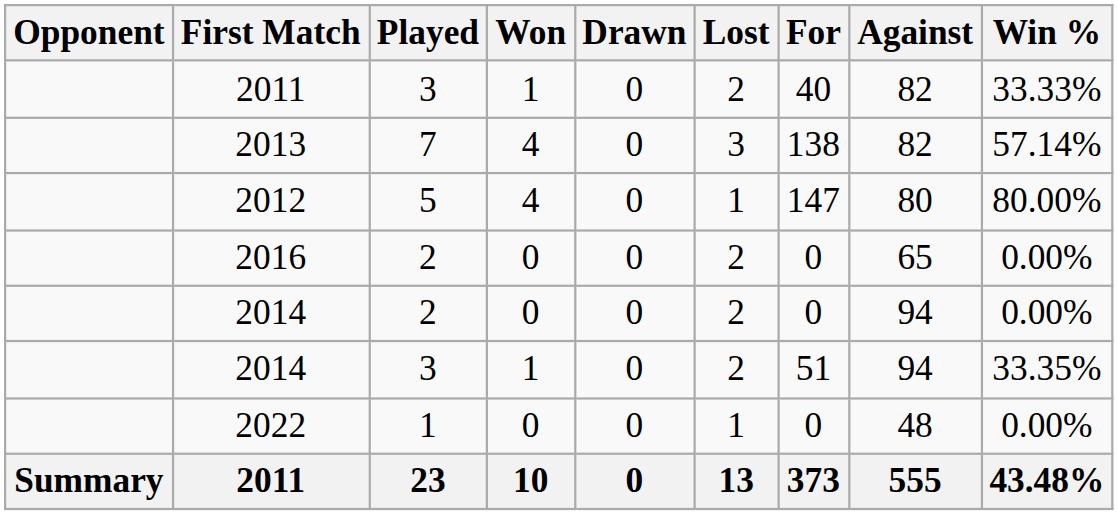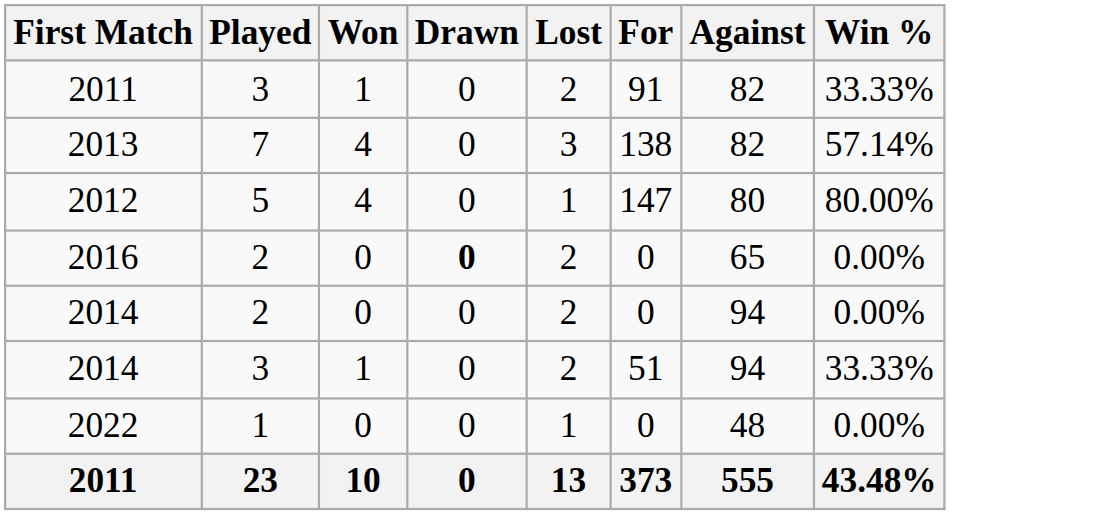- column: (89, 32)
(813, 88) 40 -> (646, 88) 91
(634, 256) normal -> (467, 256) bold
(1047, 369) 33.35% -> (879, 369) 33.33%
